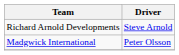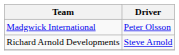rows swapped: (51, 42) <-> (63, 26)
